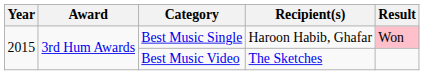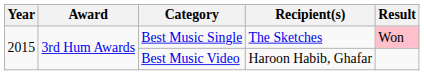(310, 37) Haroon Habib, Ghafar -> (285, 37) The Sketches
(285, 59) The Sketches -> (310, 59) Haroon Habib, Ghafar
